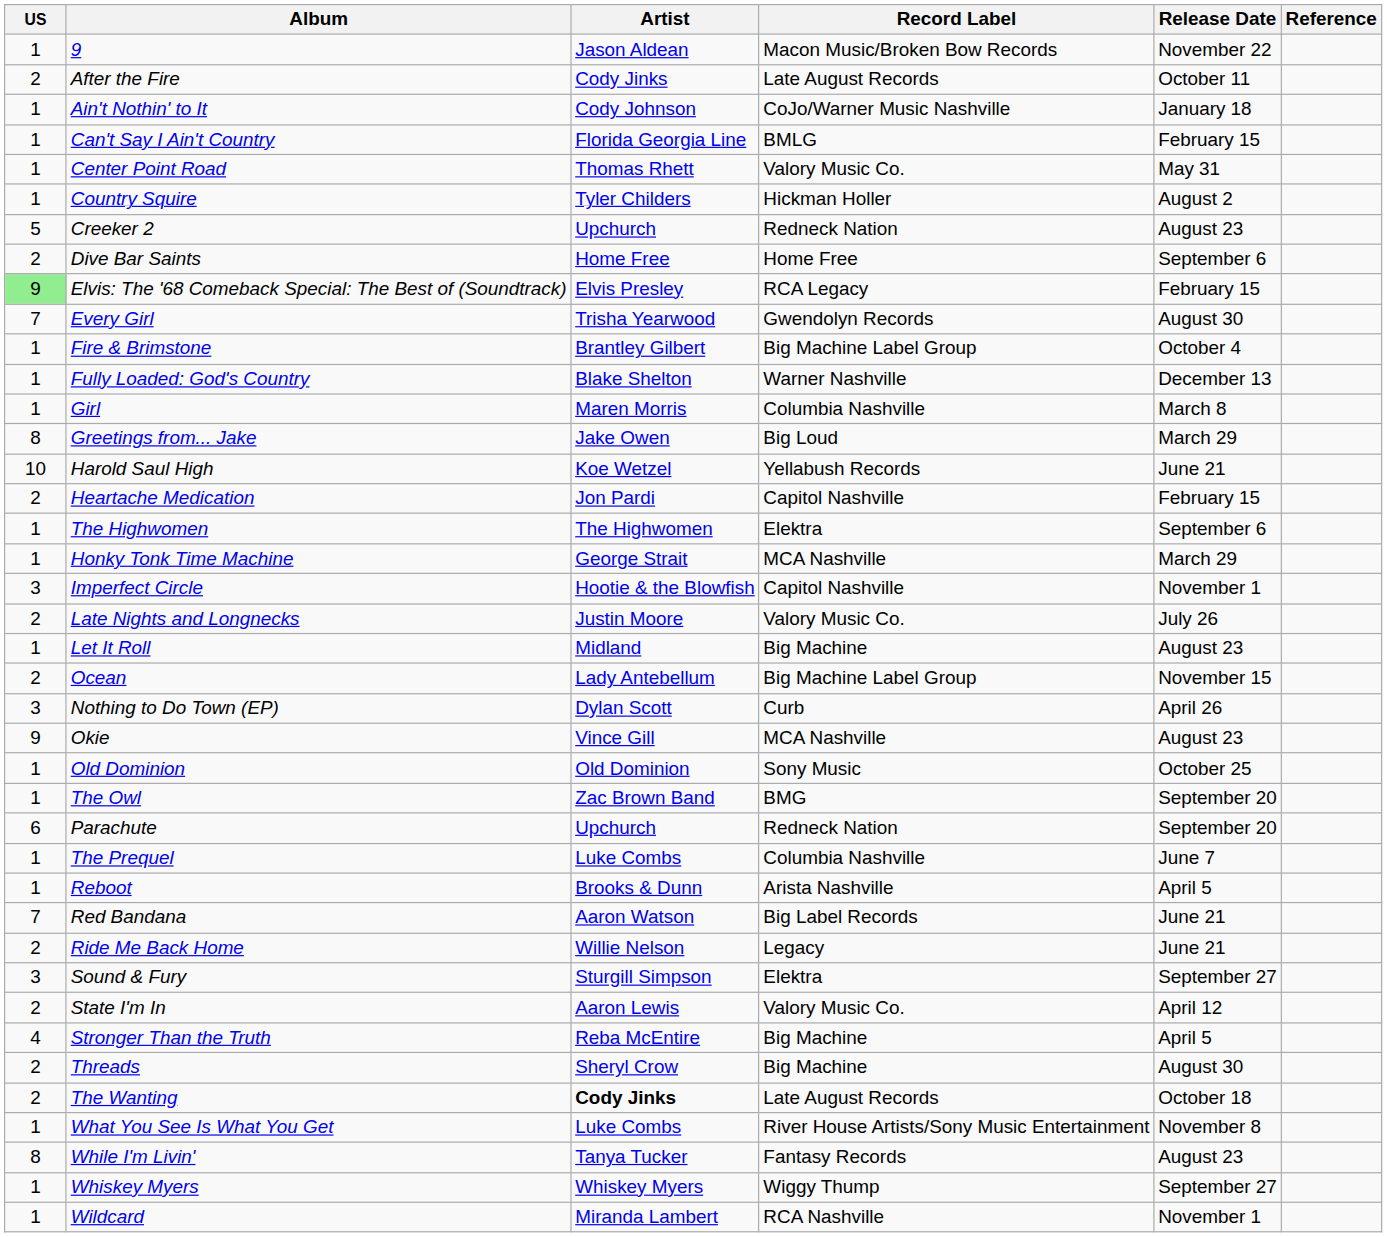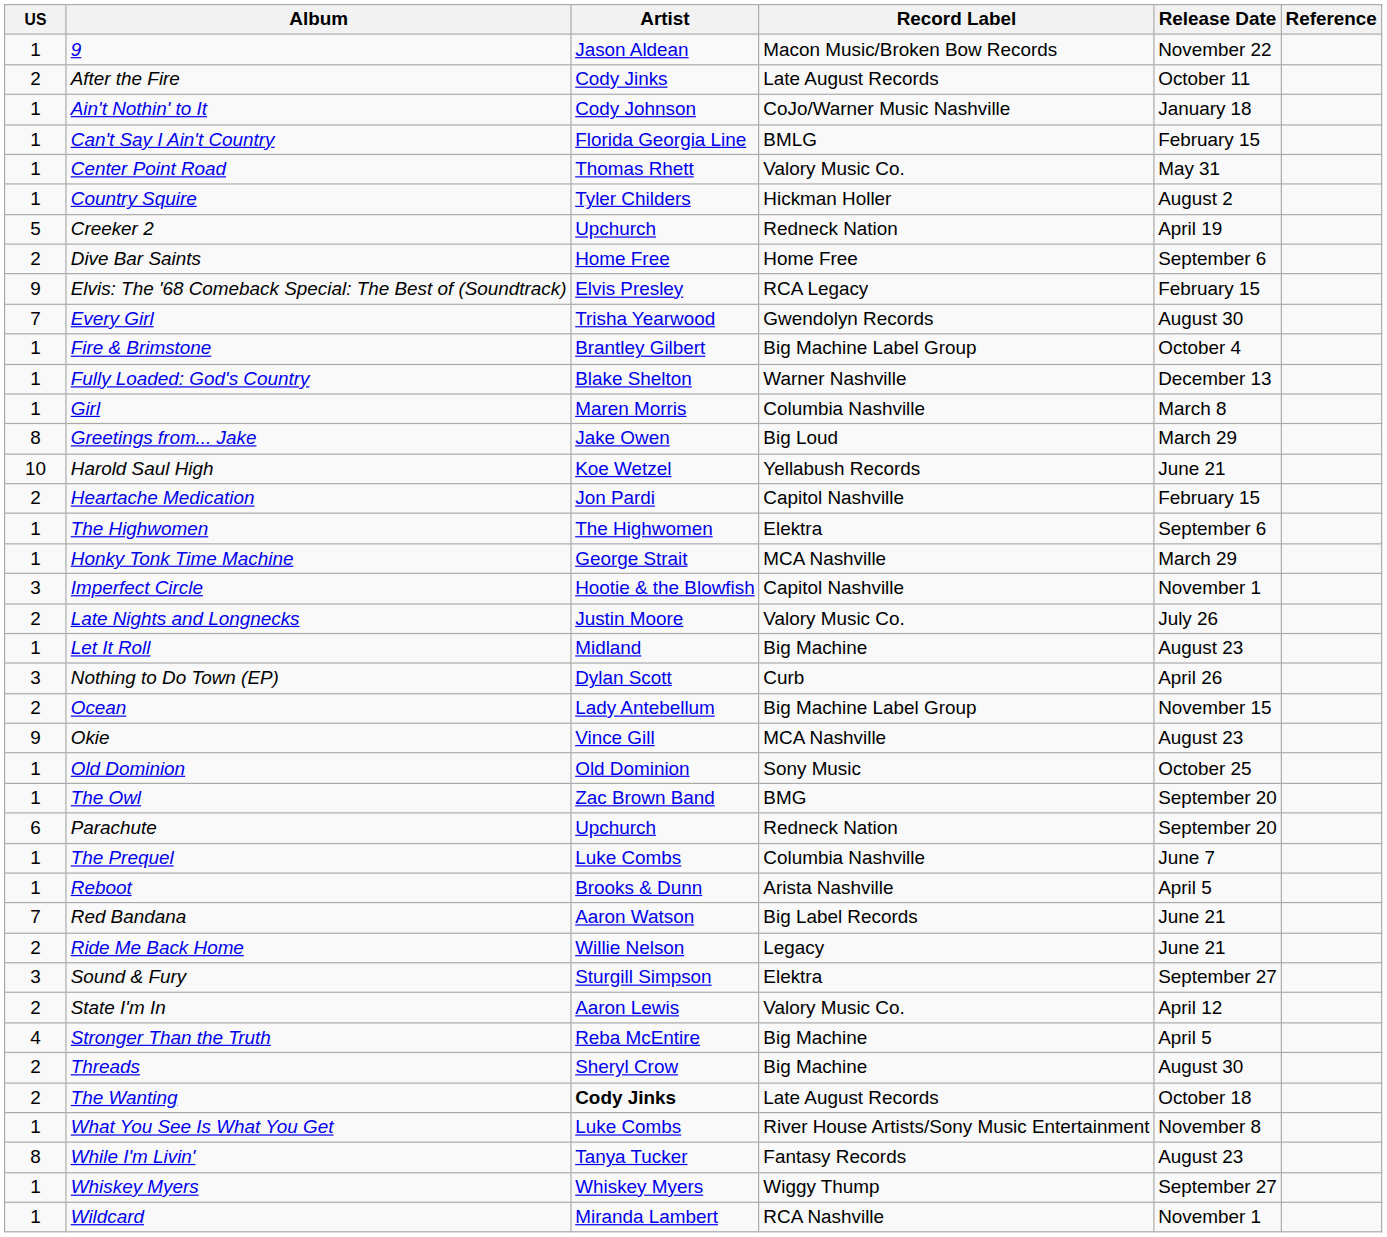(1201, 229) August 23 -> (1190, 229) April 19
(35, 288) lightgreen background -> (35, 288) no background
rows swapped: (175, 708) <-> (99, 678)
